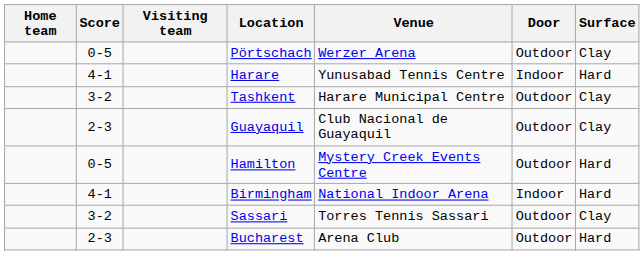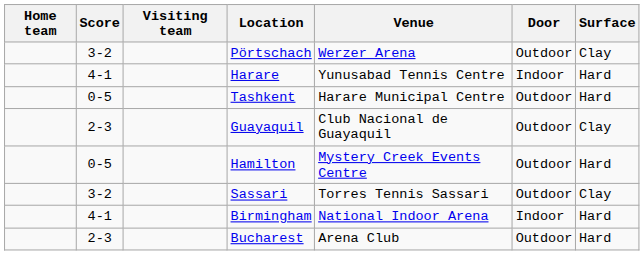(100, 53) 0-5 -> (100, 53) 3-2
(100, 97) 3-2 -> (100, 97) 0-5
(595, 97) Clay -> (595, 97) Hard
rows swapped: (259, 217) <-> (271, 195)
